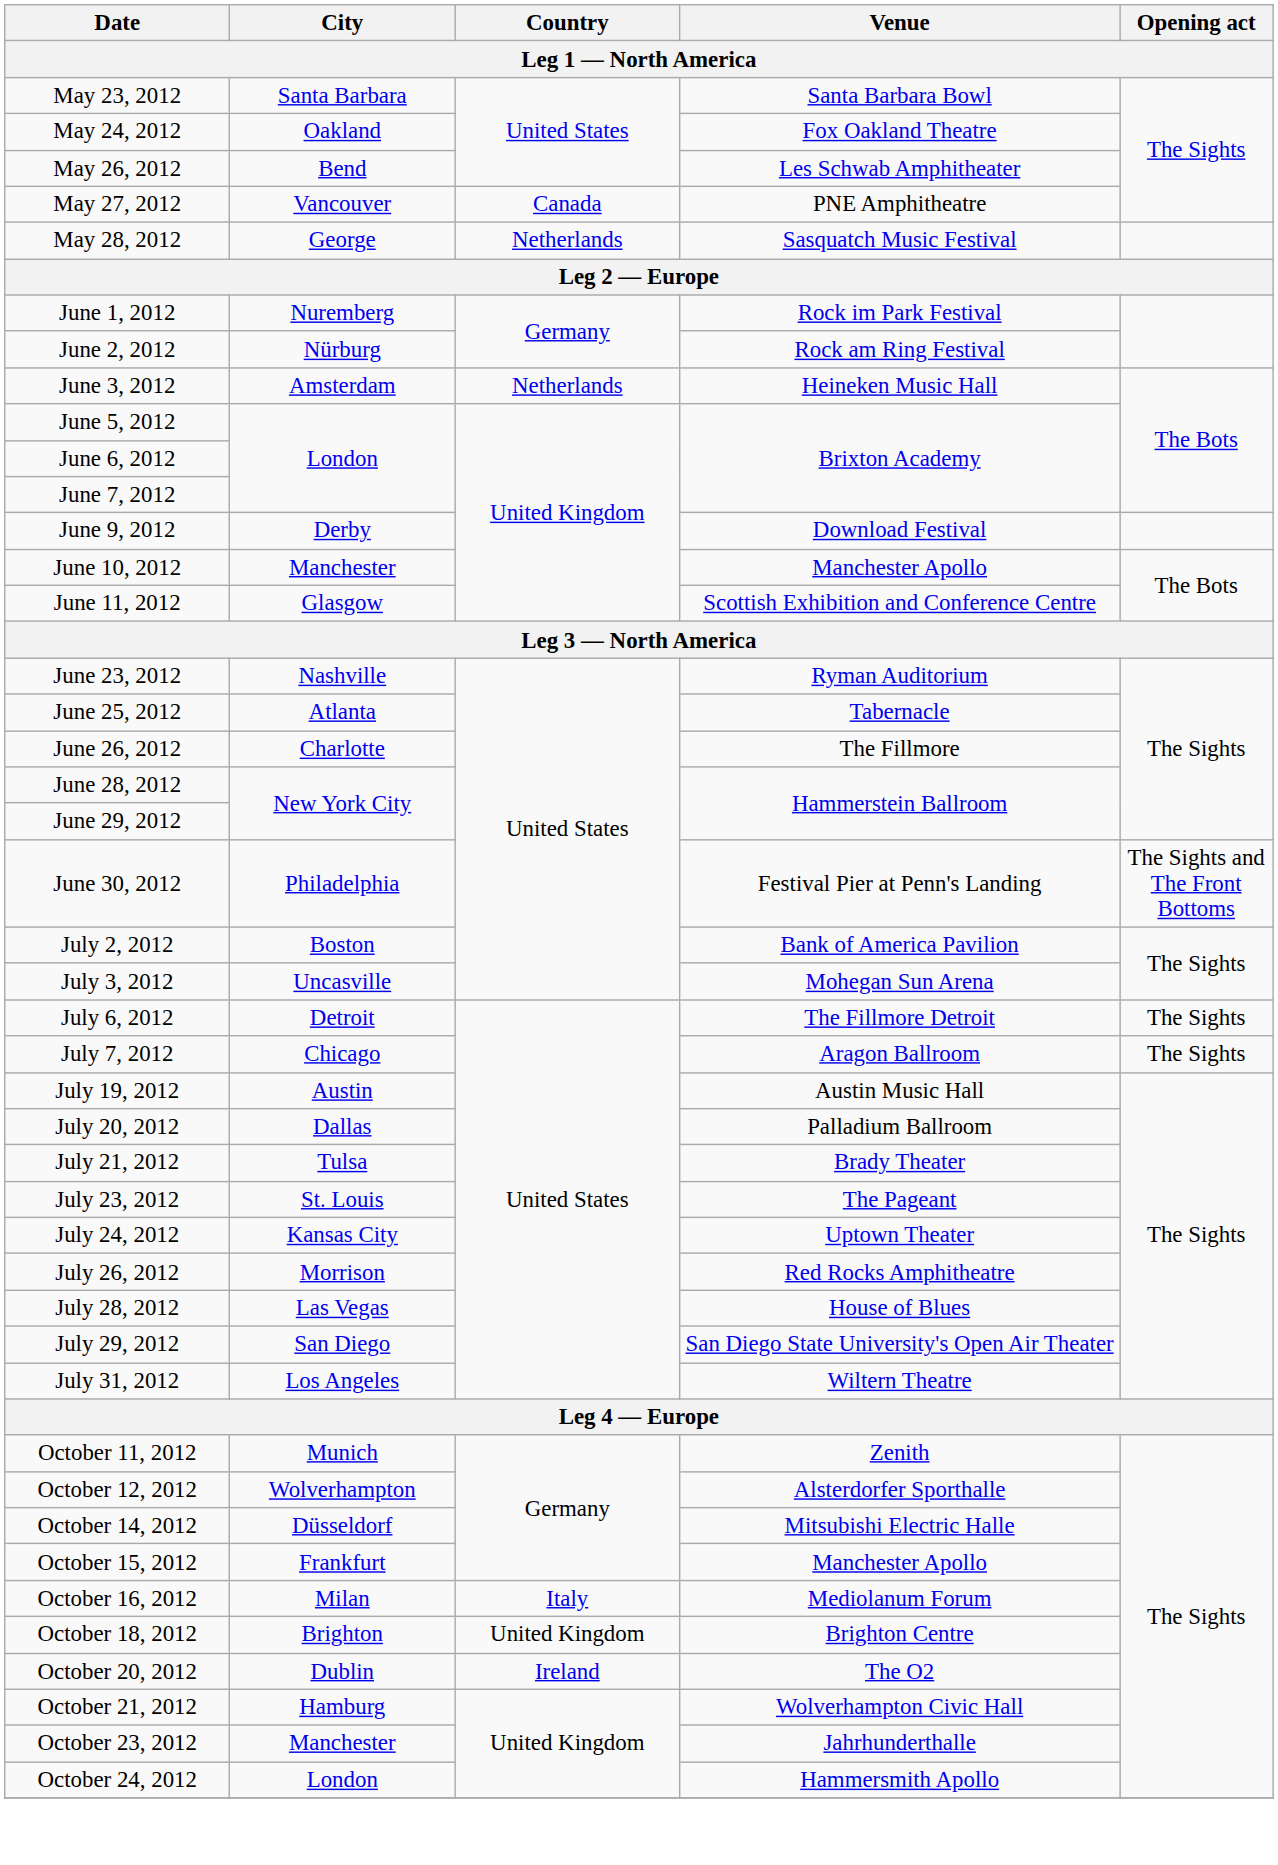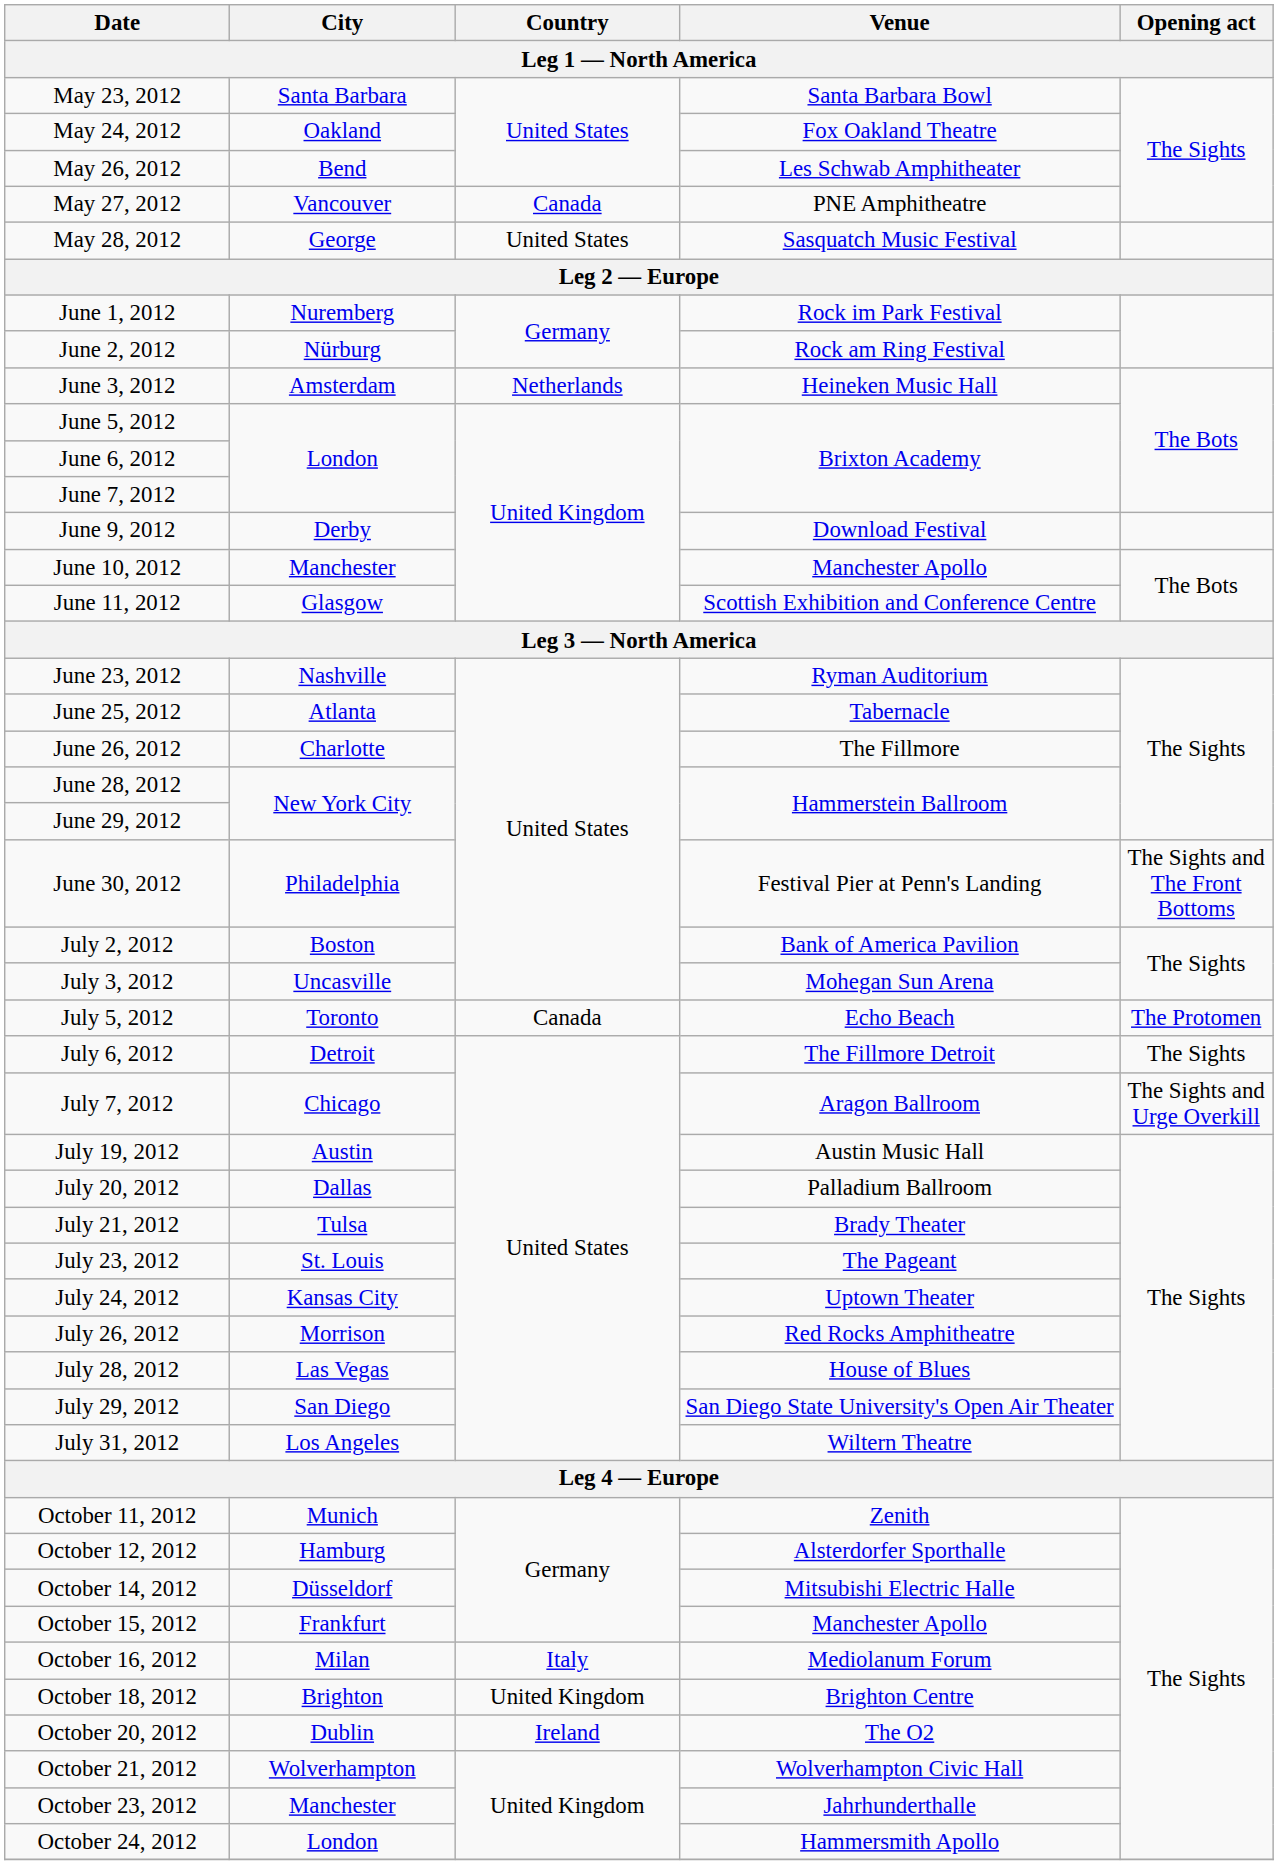(567, 240) Netherlands -> (567, 240) United States
+ row: (117, 1017)
(1196, 1053) The Sights -> (1196, 1103) The Sights and Urge Overkill
(342, 1489) Wolverhampton -> (342, 1551) Hamburg
(342, 1707) Hamburg -> (342, 1769) Wolverhampton
